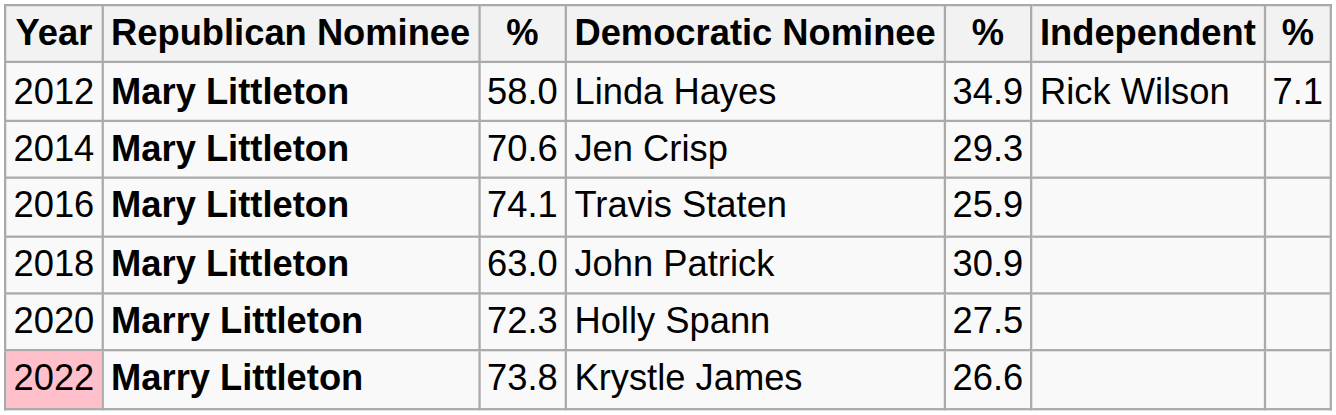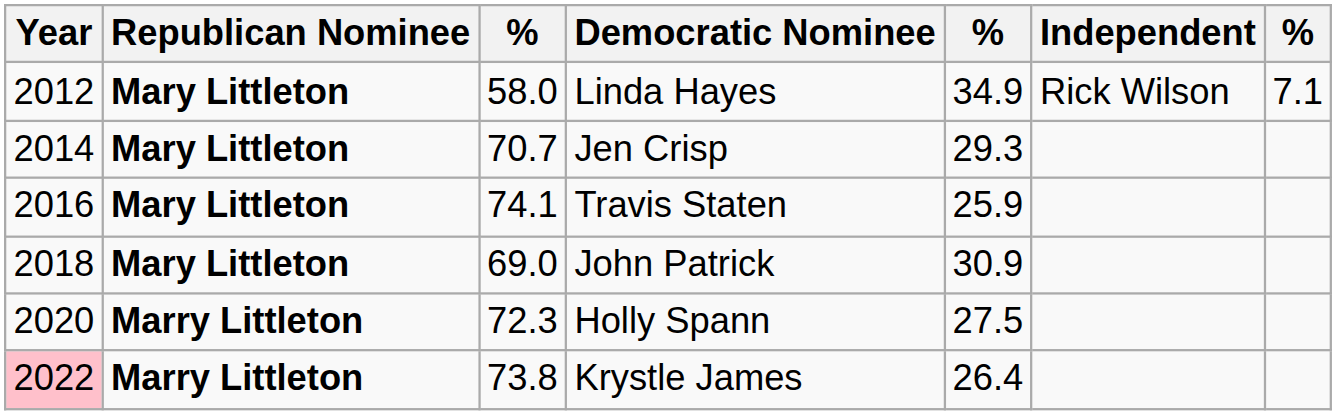(522, 148) 70.6 -> (522, 148) 70.7
(522, 263) 63.0 -> (522, 263) 69.0
(988, 378) 26.6 -> (988, 378) 26.4
